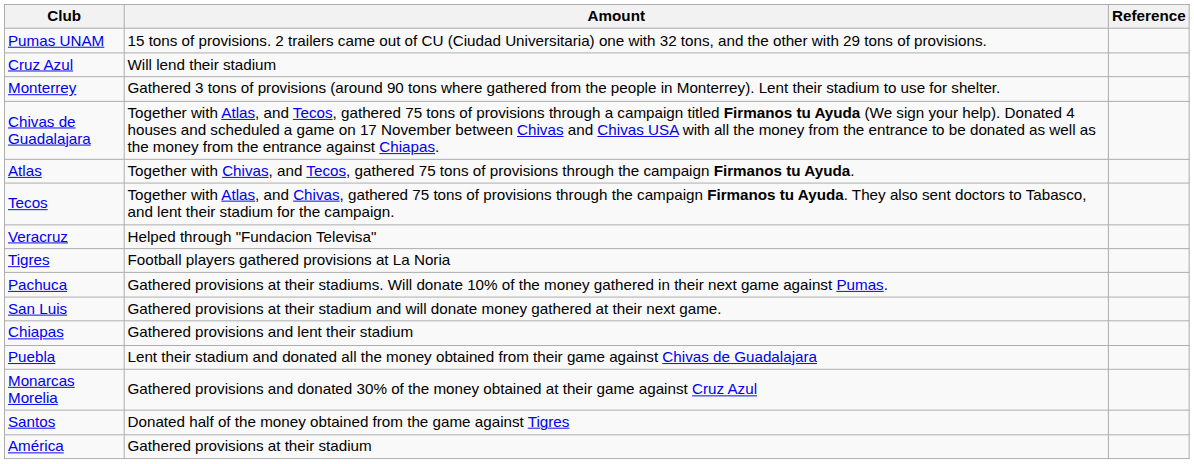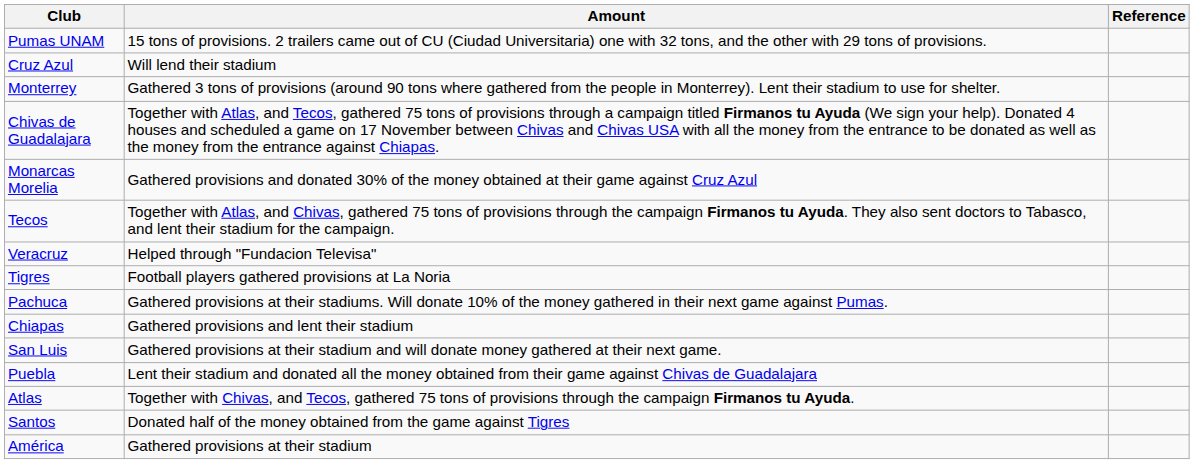rows swapped: (25, 171) <-> (41, 389)
rows swapped: (38, 308) <-> (36, 333)
